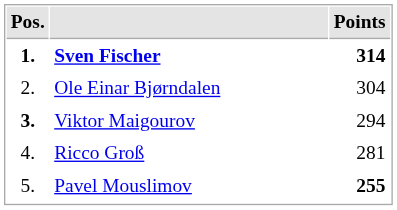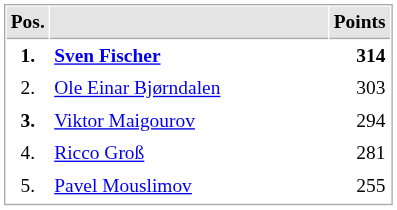(371, 88) 304 -> (371, 88) 303
(371, 185) bold -> (371, 185) normal
